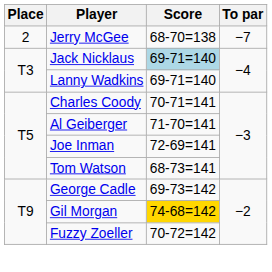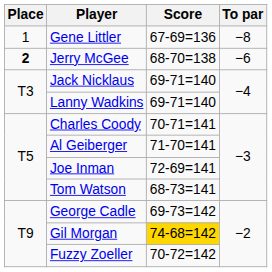+ row: (85, 37)
(26, 37) normal -> (26, 59) bold
(243, 37) −7 -> (243, 59) −6
(183, 59) lightblue background -> (183, 80) no background
